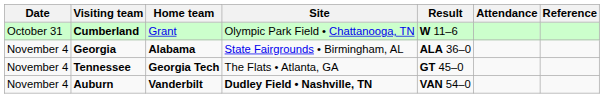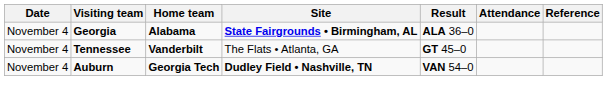- row: (106, 31)
(314, 49) normal -> (321, 31) bold
(184, 67) Georgia Tech -> (176, 49) Vanderbilt
(176, 85) Vanderbilt -> (184, 67) Georgia Tech
